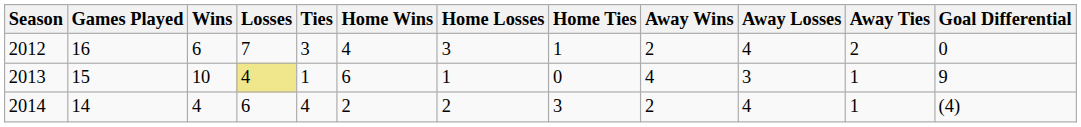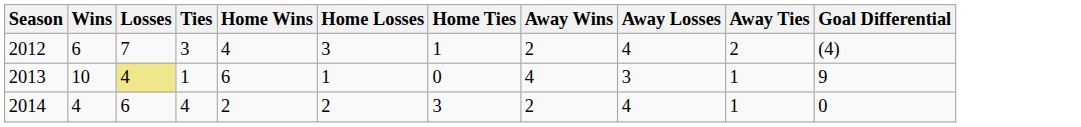- column: (127, 19)
(943, 48) 0 -> (829, 48) (4)
(949, 106) (4) -> (823, 106) 0
